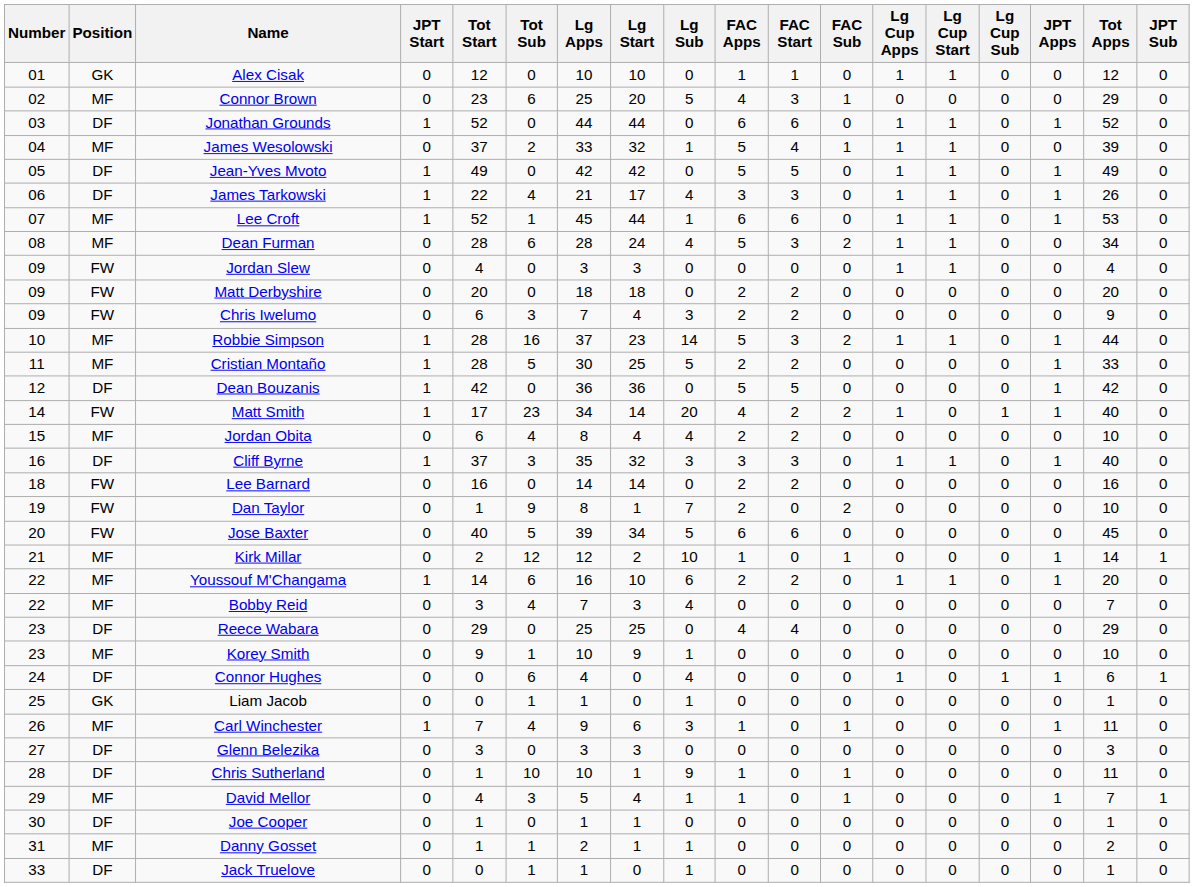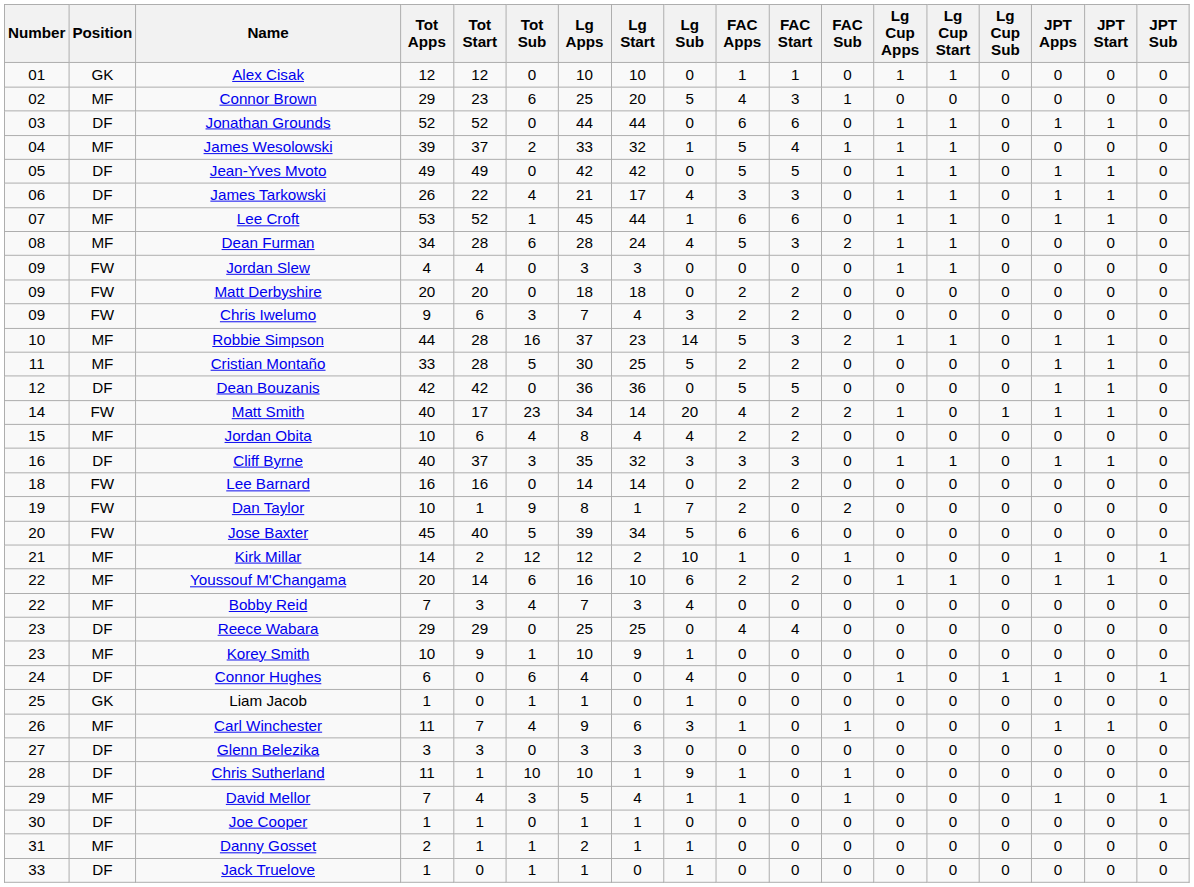columns swapped: (1111, 33) <-> (427, 33)
